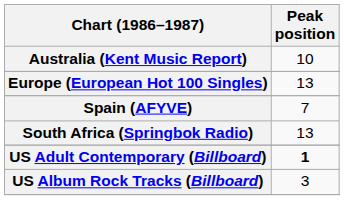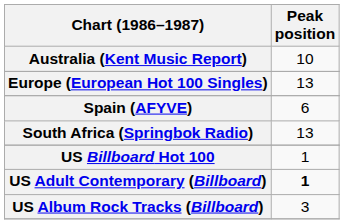(305, 108) 7 -> (305, 108) 6
+ row: (138, 157)
